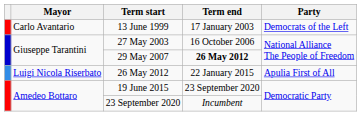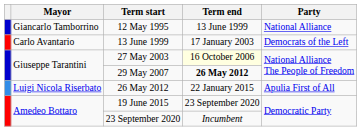+ row: (143, 27)
(222, 42) no background -> (222, 57) lightyellow background
